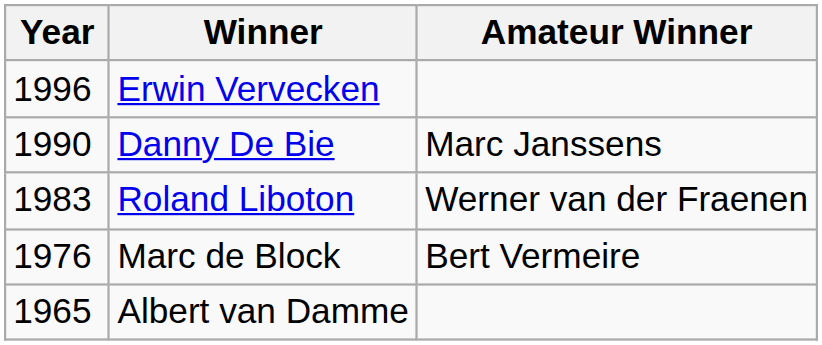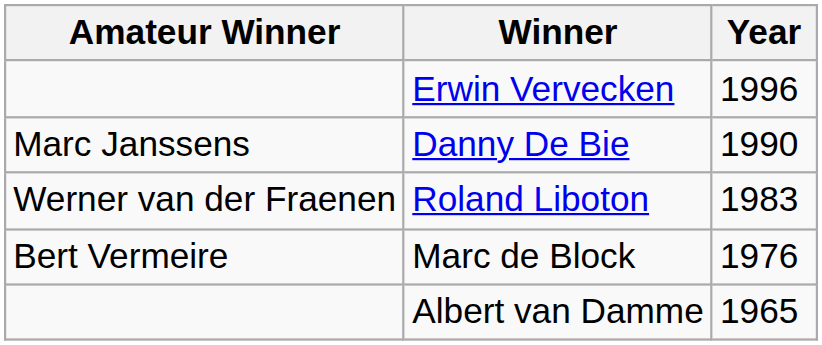columns swapped: (57, 32) <-> (617, 32)
